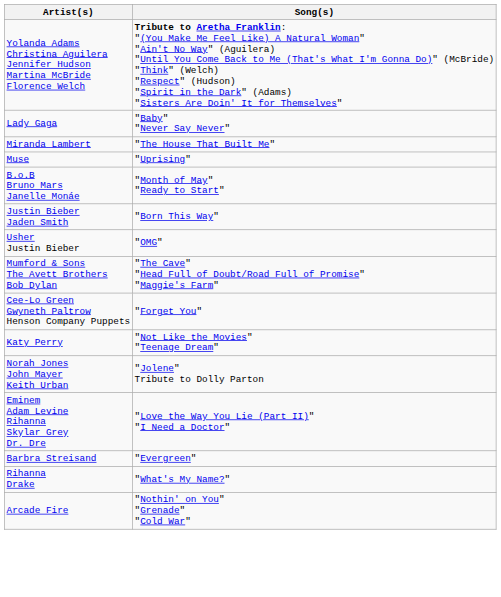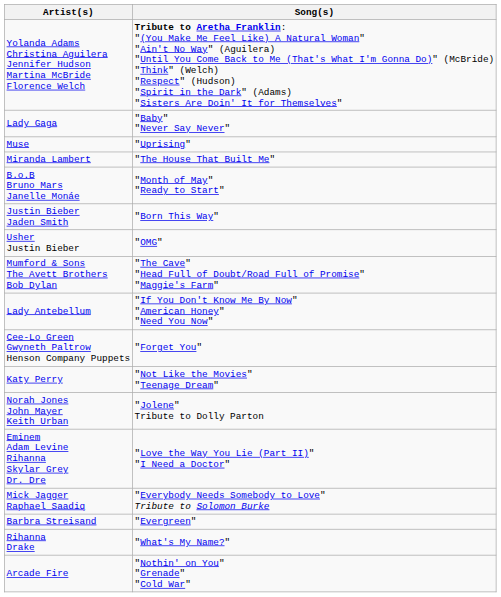rows swapped: (49, 144) <-> (18, 159)
+ row: (49, 311)
+ row: (46, 501)
